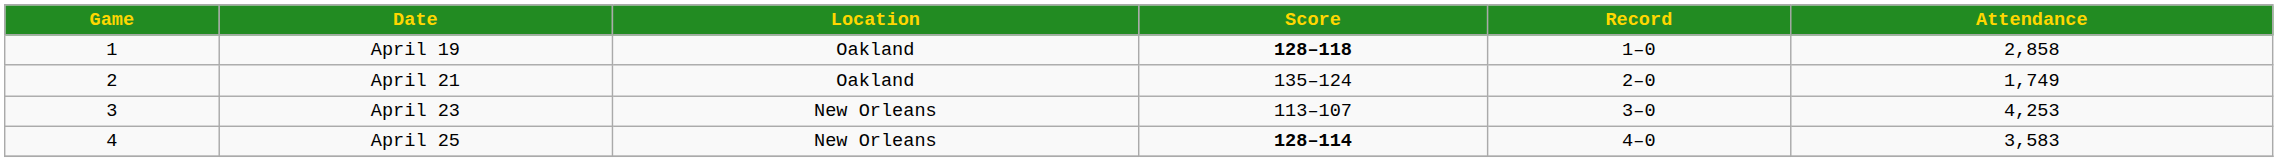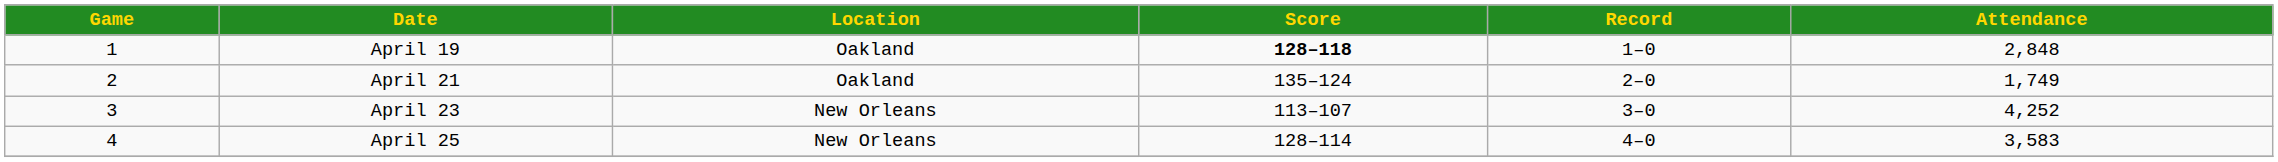(2032, 50) 2,858 -> (2032, 50) 2,848
(2032, 111) 4,253 -> (2032, 111) 4,252
(1313, 141) bold -> (1313, 141) normal
